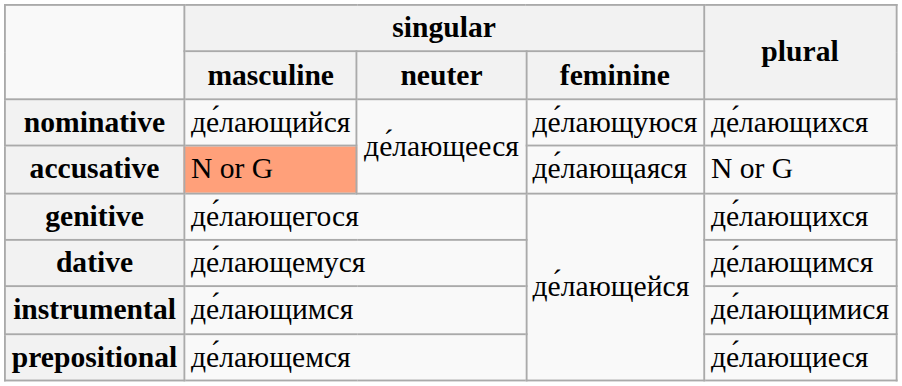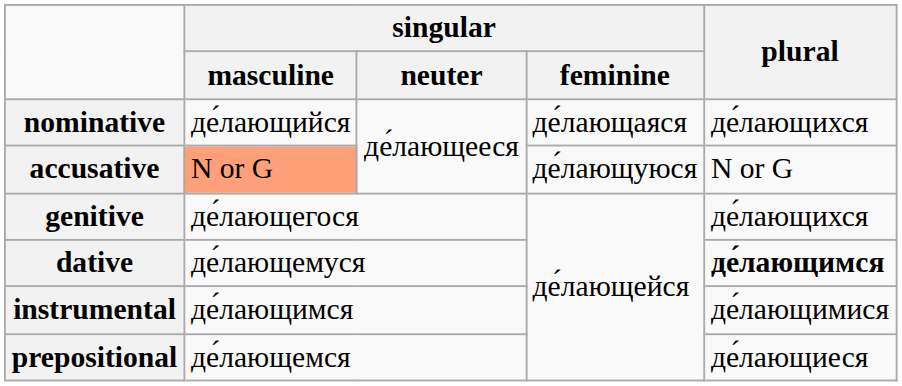(615, 121) де́лающуюся -> (610, 121) де́лающаяся
(610, 168) де́лающаяся -> (615, 168) де́лающуюся
(792, 262) normal -> (798, 262) bold
